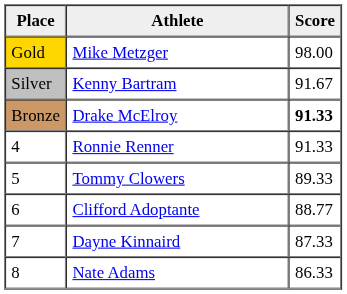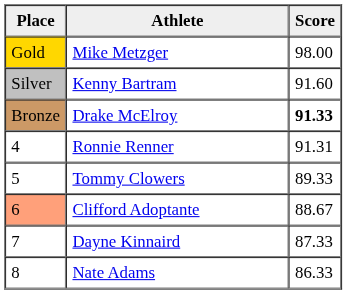(314, 83) 91.67 -> (314, 83) 91.60
(314, 146) 91.33 -> (314, 146) 91.31
(16, 209) no background -> (16, 209) lightsalmon background
(314, 209) 88.77 -> (314, 209) 88.67
